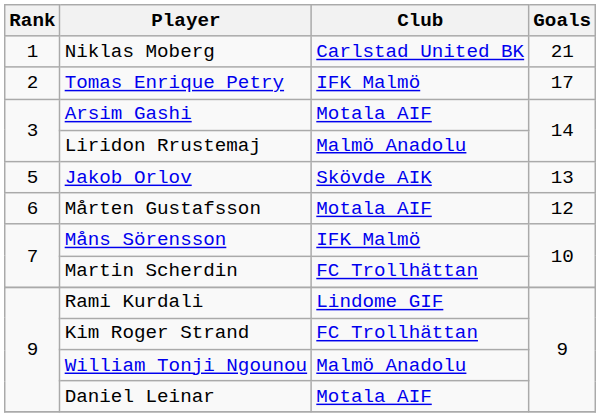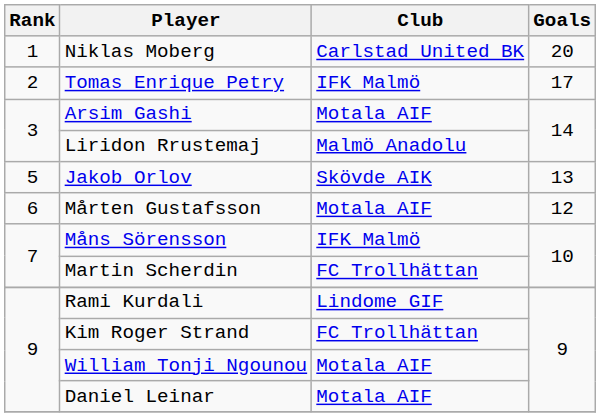(562, 52) 21 -> (562, 52) 20
(391, 365) Malmö Anadolu -> (374, 365) Motala AIF
